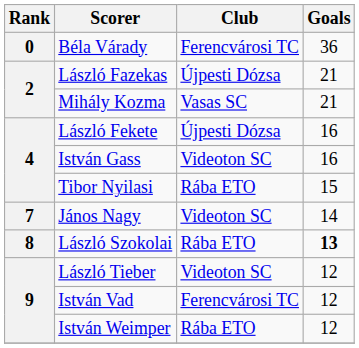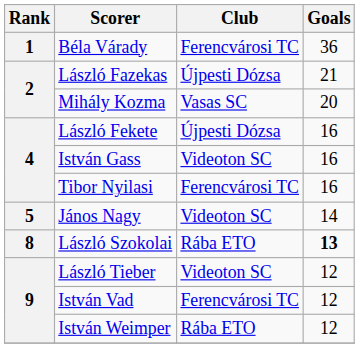(29, 46) 0 -> (29, 46) 1
(329, 103) 21 -> (329, 103) 20
(218, 187) Rába ETO -> (240, 187) Ferencvárosi TC
(329, 187) 15 -> (329, 187) 16
(29, 215) 7 -> (29, 215) 5
